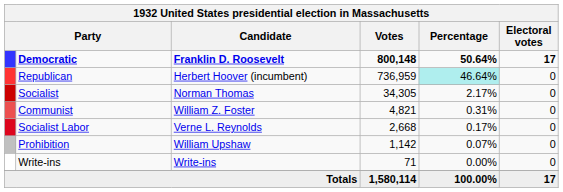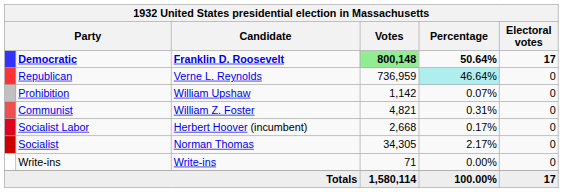(397, 59) no background -> (397, 59) lightgreen background
(241, 76) Herbert Hoover (incumbent) -> (218, 76) Verne L. Reynolds
rows swapped: (38, 93) <-> (44, 145)
(218, 128) Verne L. Reynolds -> (241, 128) Herbert Hoover (incumbent)
